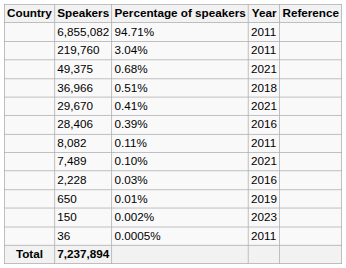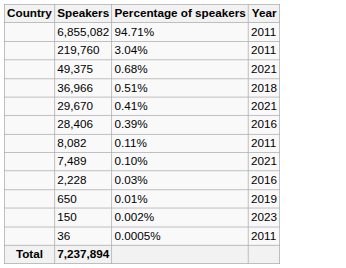- column: (311, 13)
